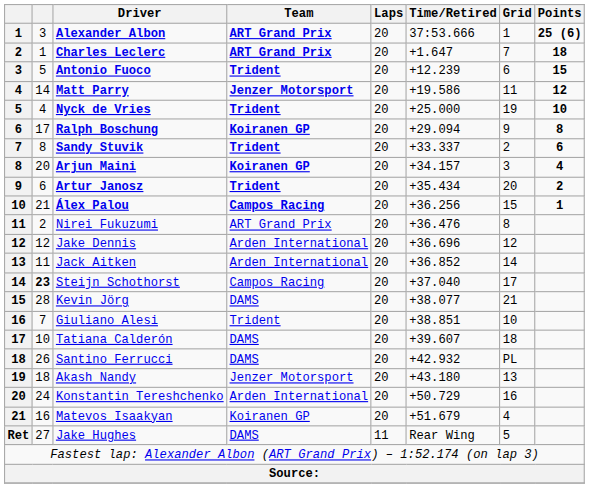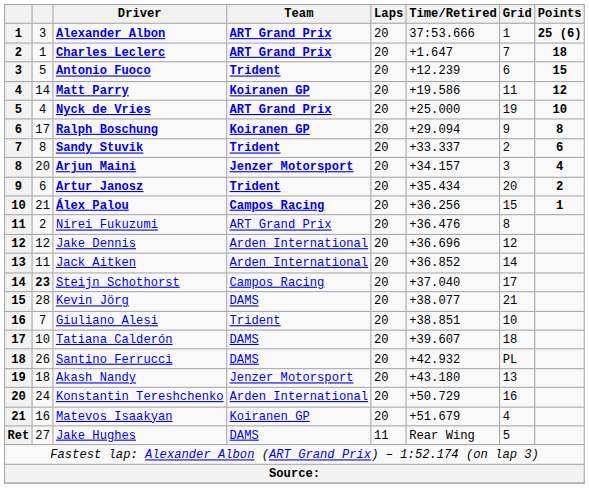(292, 91) Jenzer Motorsport -> (270, 91) Koiranen GP
(255, 110) Trident -> (281, 110) ART Grand Prix
(270, 167) Koiranen GP -> (292, 167) Jenzer Motorsport
